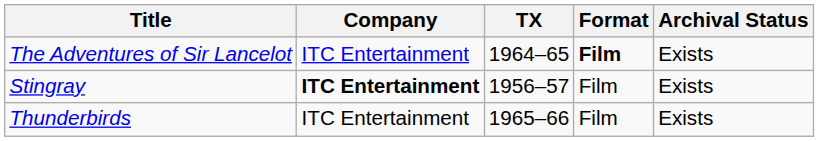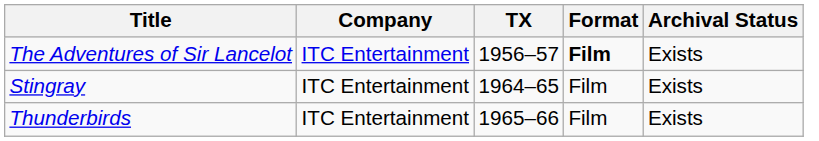(529, 53) 1964–65 -> (519, 53) 1956–57
(390, 86) bold -> (385, 86) normal
(529, 86) 1956–57 -> (519, 86) 1964–65
